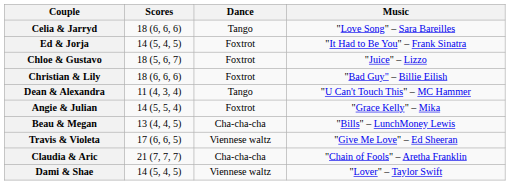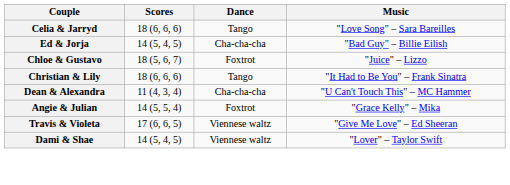(240, 44) Foxtrot -> (240, 44) Cha-cha-cha
(396, 44) "It Had to Be You" – Frank Sinatra -> (396, 44) "Bad Guy" – Billie Eilish
(240, 76) Foxtrot -> (240, 76) Tango
(396, 76) "Bad Guy" – Billie Eilish -> (396, 76) "It Had to Be You" – Frank Sinatra
(240, 92) Tango -> (240, 92) Cha-cha-cha
- row: (64, 124)
- row: (64, 156)
